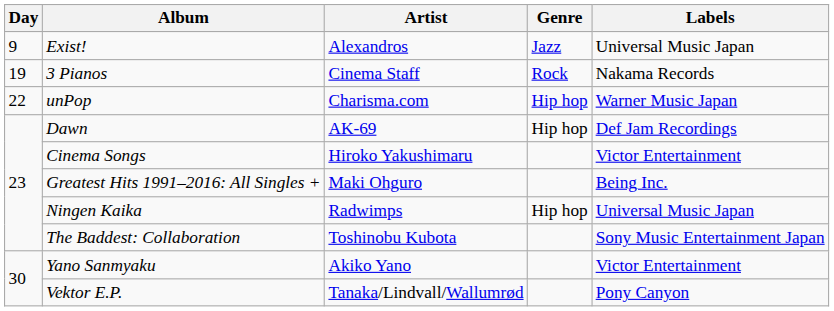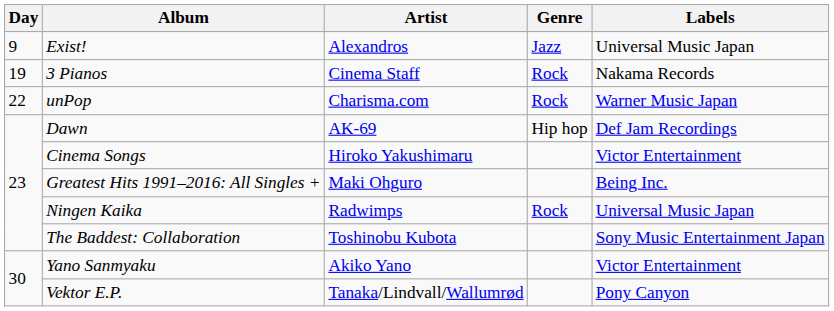(560, 100) Hip hop -> (550, 100) Rock
(560, 210) Hip hop -> (550, 210) Rock
